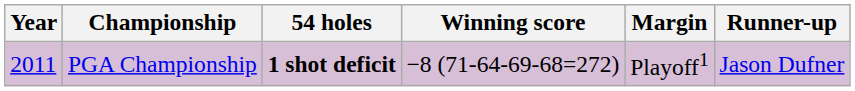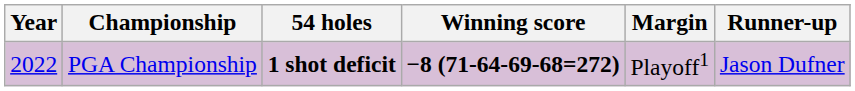(33, 63) 2011 -> (34, 63) 2022
(513, 63) normal -> (513, 63) bold
